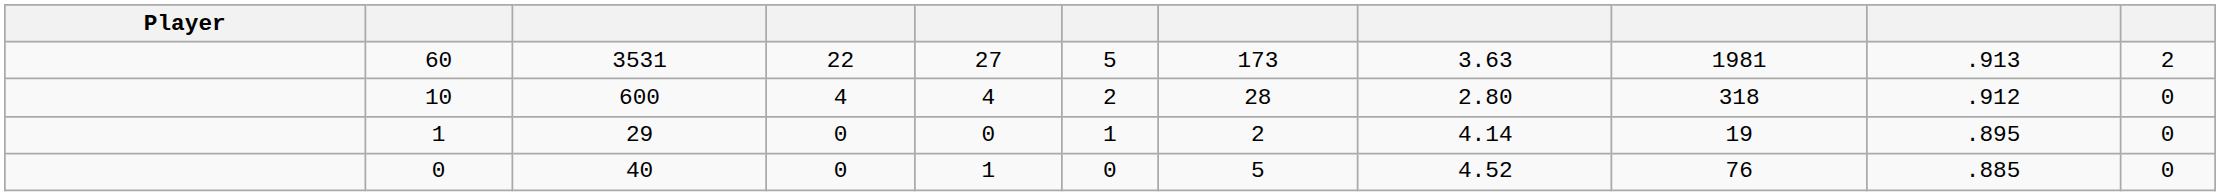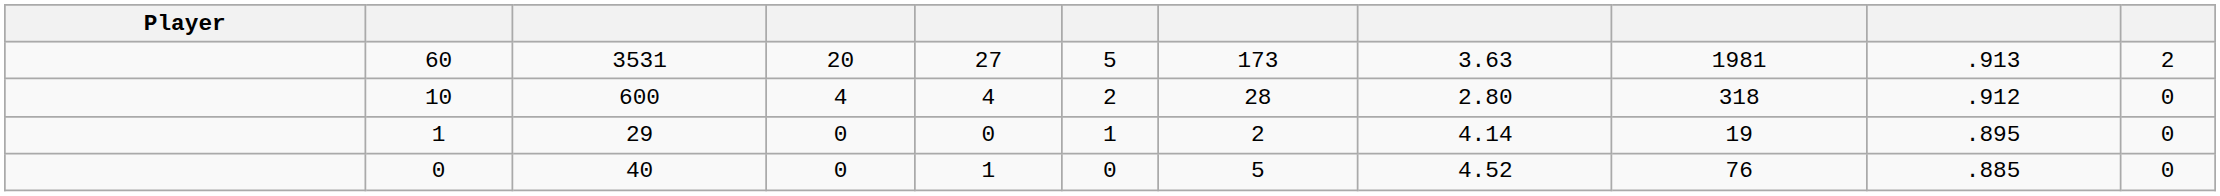(840, 60) 22 -> (840, 60) 20
